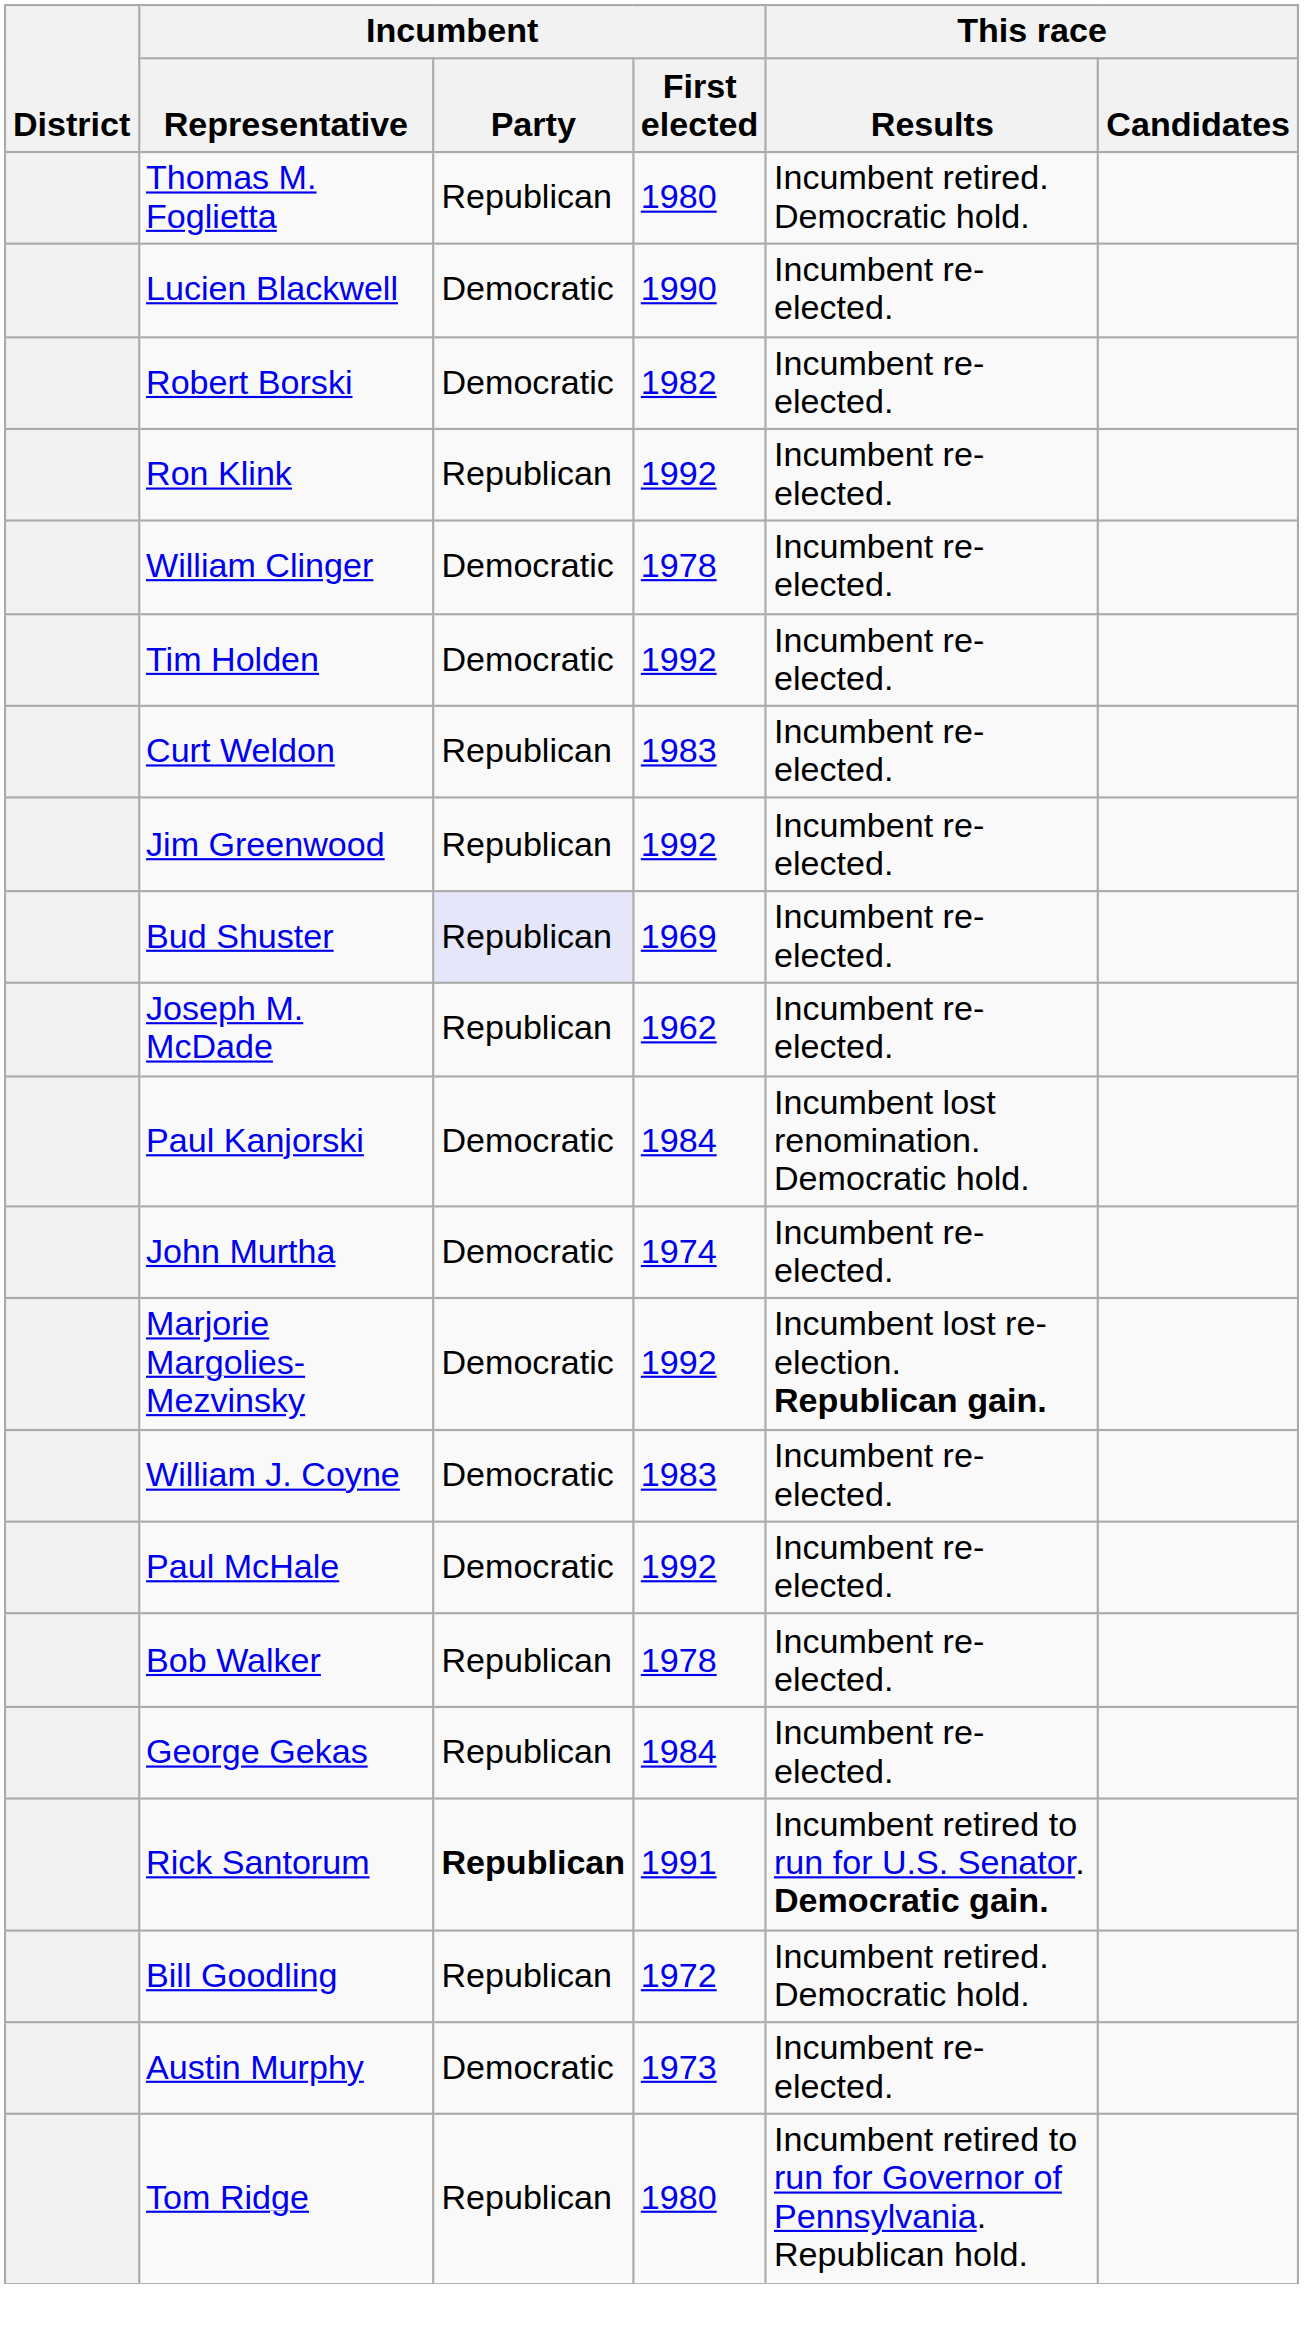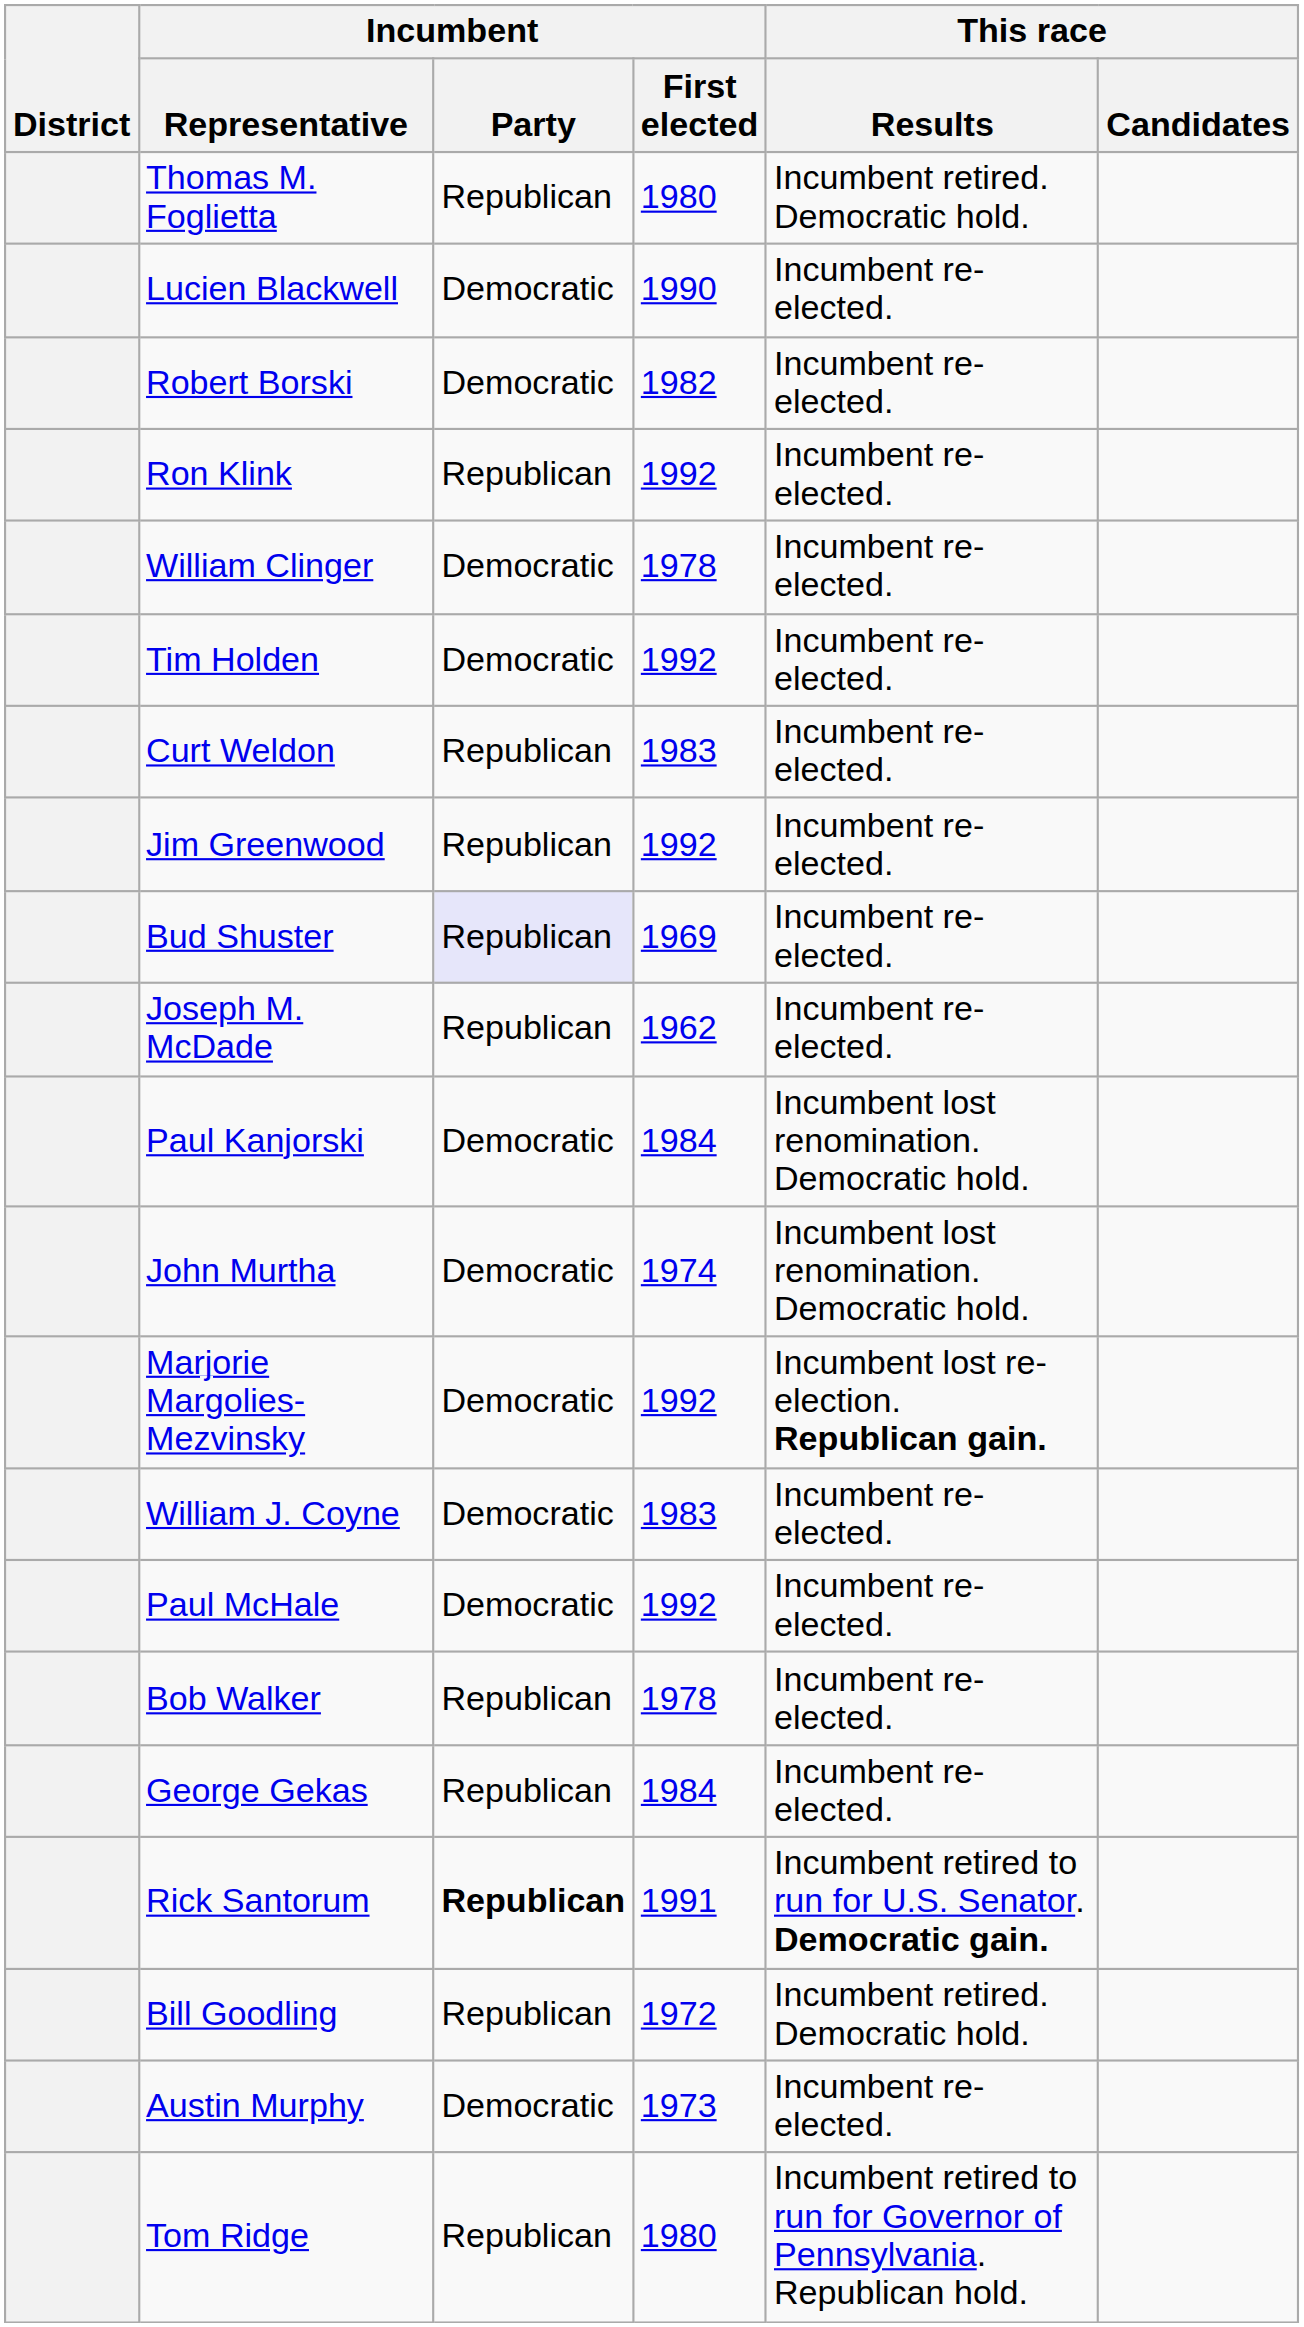(879, 1251) Incumbent re-elected. -> (902, 1270) Incumbent lost renomination. Democratic hold.
